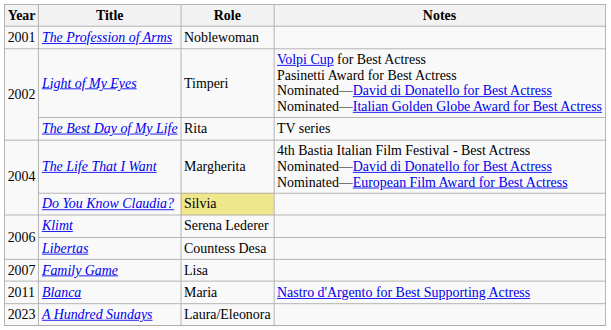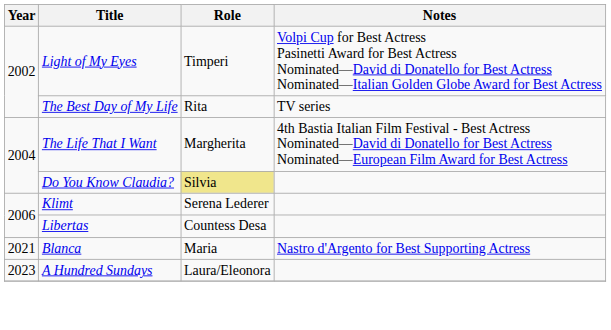- row: (107, 37)
- row: (80, 270)
(21, 292) 2011 -> (22, 248) 2021
